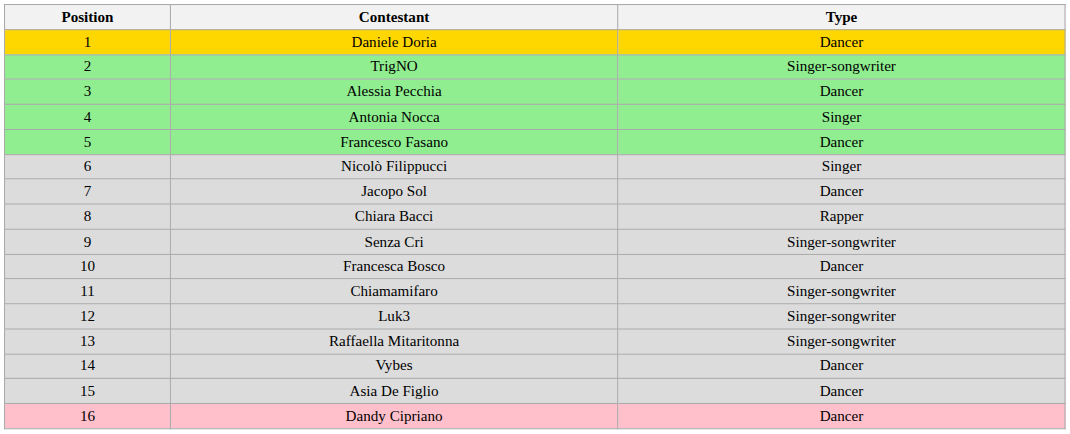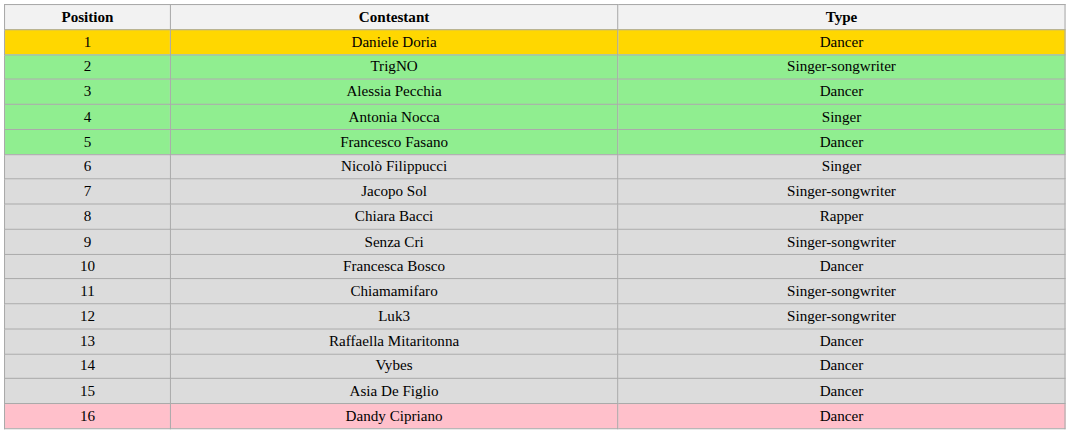(841, 191) Dancer -> (842, 191) Singer-songwriter
(842, 341) Singer-songwriter -> (841, 341) Dancer
